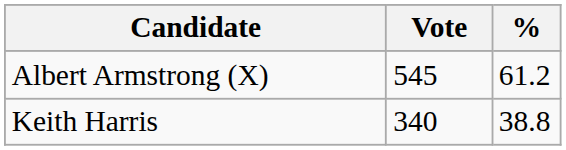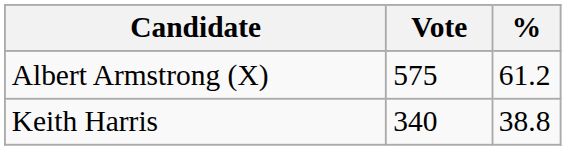(415, 74) 545 -> (415, 74) 575
